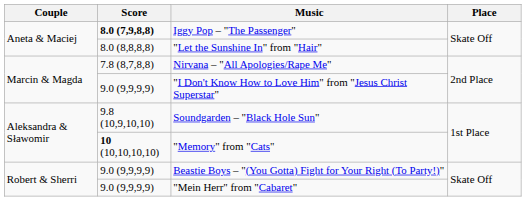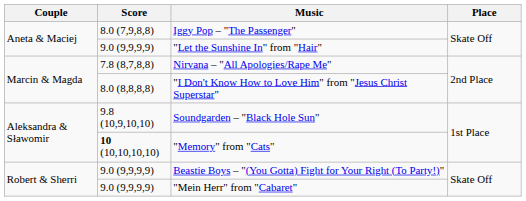(127, 30) bold -> (127, 30) normal
(127, 47) 8.0 (8,8,8,8) -> (127, 47) 9.0 (9,9,9,9)
(127, 88) 9.0 (9,9,9,9) -> (127, 88) 8.0 (8,8,8,8)
